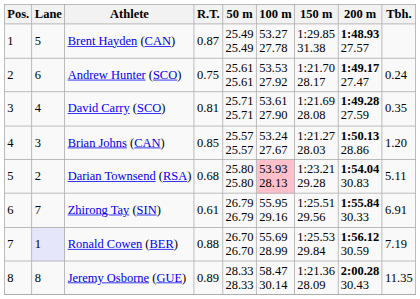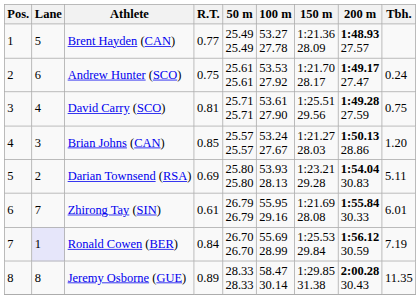(208, 41) 0.87 -> (208, 41) 0.77
(316, 41) 1:29.85 31.38 -> (316, 41) 1:21.36 28.09
(316, 108) 1:21.69 28.08 -> (316, 108) 1:25.51 29.56
(396, 108) 0.35 -> (396, 108) 0.75
(208, 176) 0.68 -> (208, 176) 0.69
(273, 176) pink background -> (273, 176) no background
(316, 210) 1:25.51 29.56 -> (316, 210) 1:21.69 28.08
(396, 210) 6.91 -> (396, 210) 6.01
(208, 244) 0.88 -> (208, 244) 0.84
(316, 278) 1:21.36 28.09 -> (316, 278) 1:29.85 31.38
